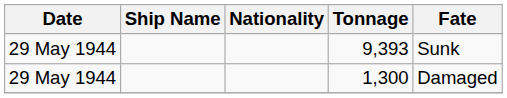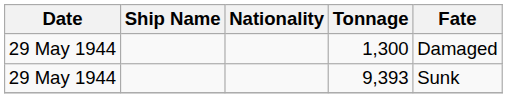rows swapped: (385, 78) <-> (385, 48)
